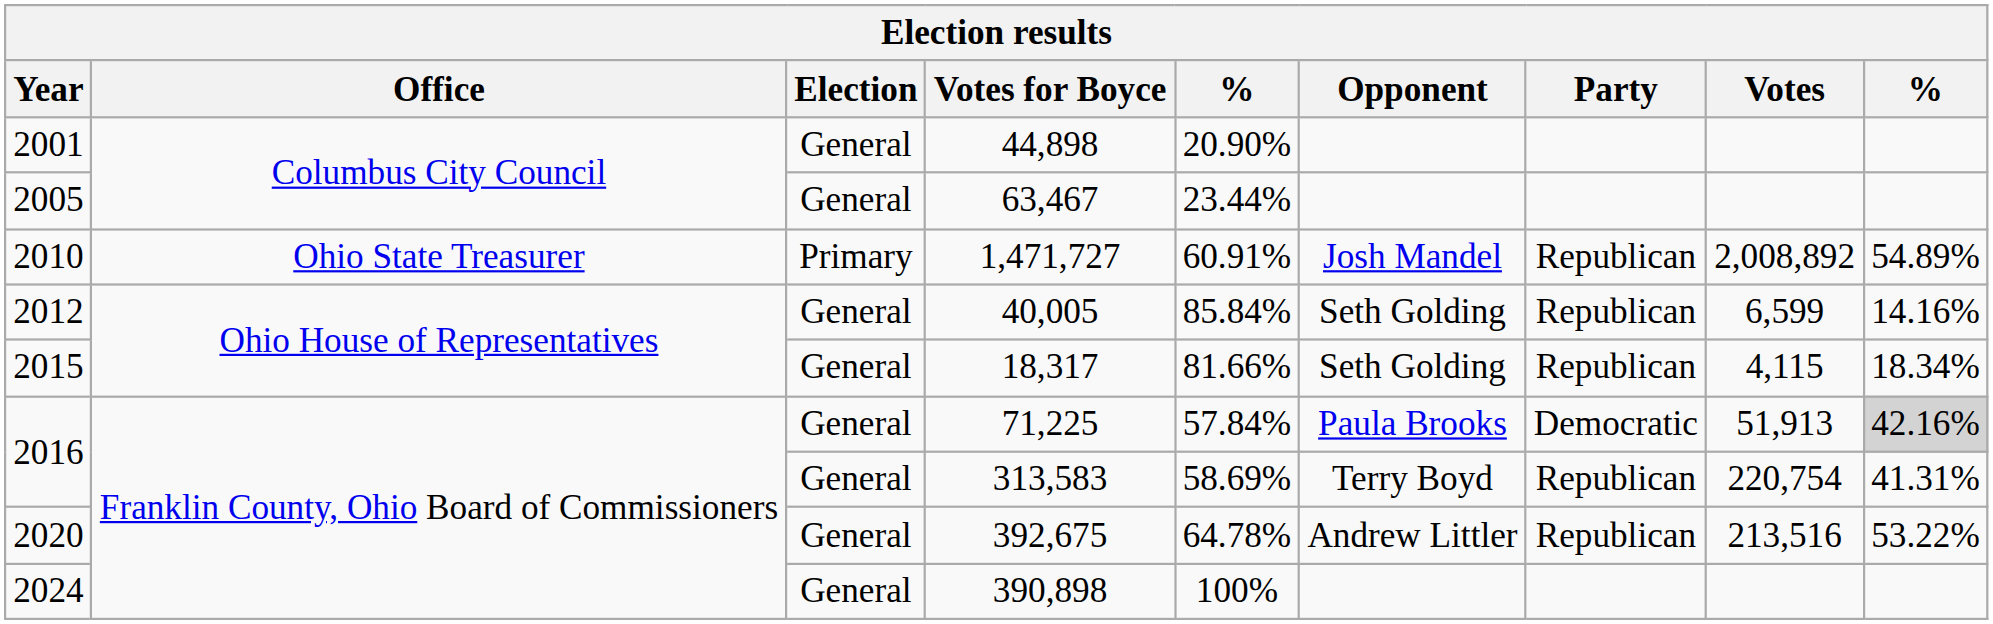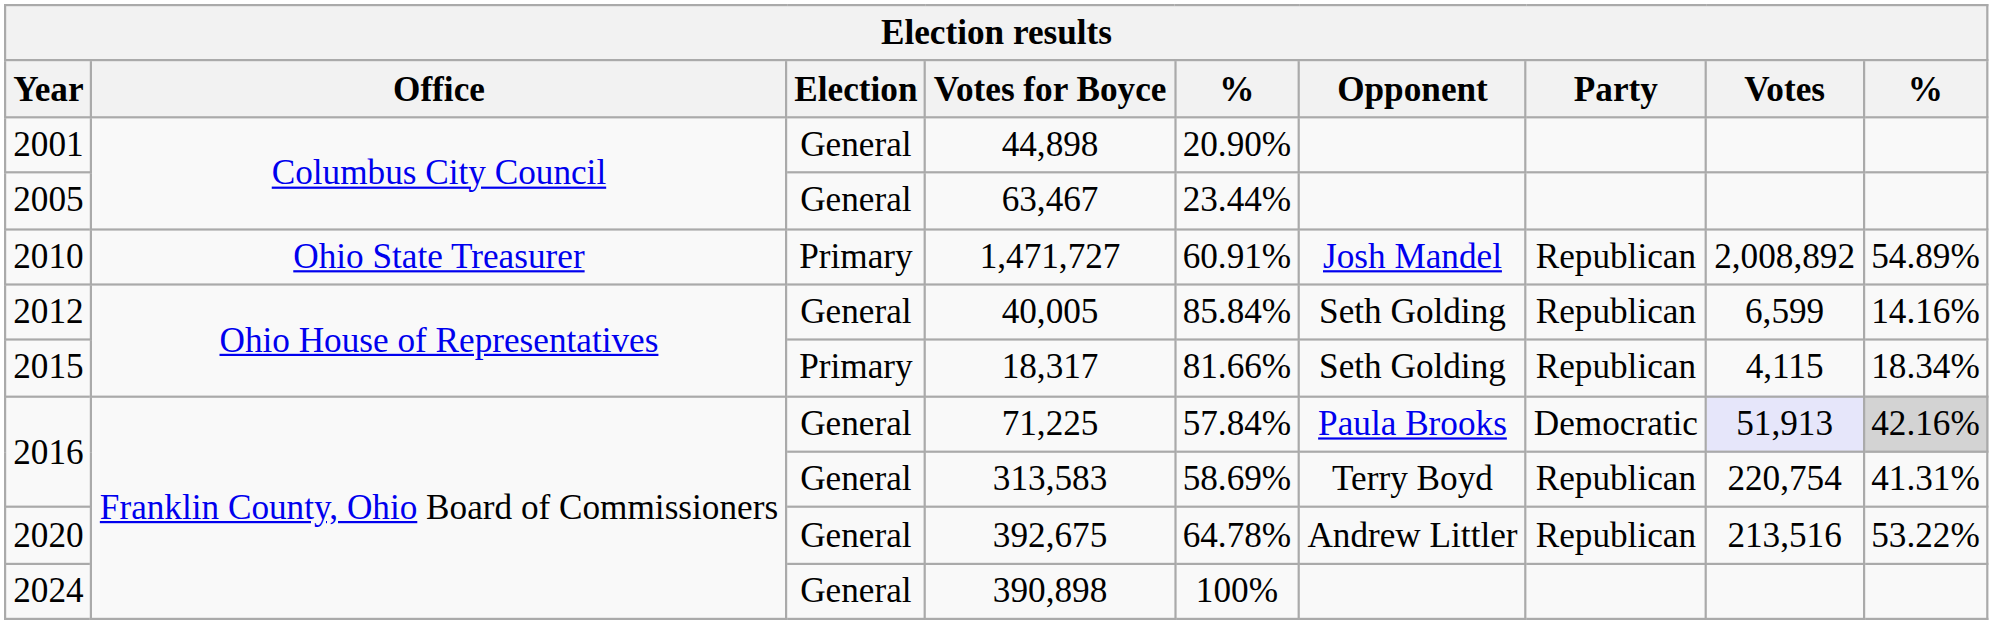(856, 367) General -> (856, 367) Primary
(1785, 423) no background -> (1785, 423) lavender background
